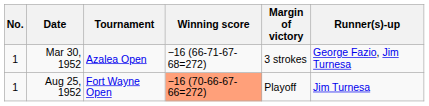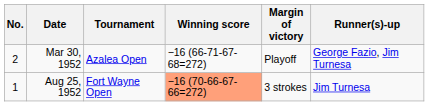(15, 59) 1 -> (15, 59) 2
(286, 59) 3 strokes -> (280, 59) Playoff
(280, 87) Playoff -> (286, 87) 3 strokes
